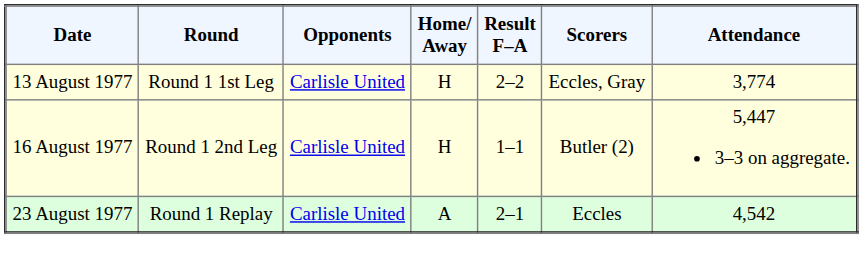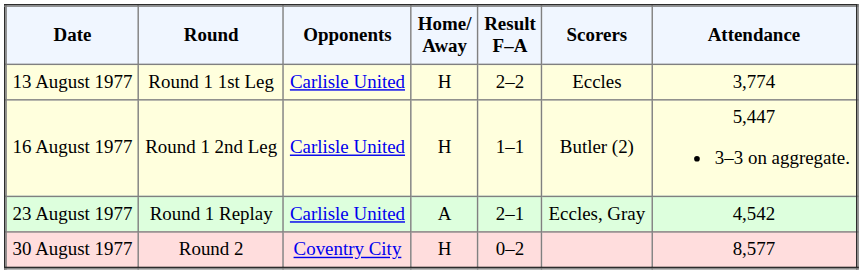(597, 81) Eccles, Gray -> (597, 81) Eccles
(597, 213) Eccles -> (597, 213) Eccles, Gray
+ row: (72, 248)
